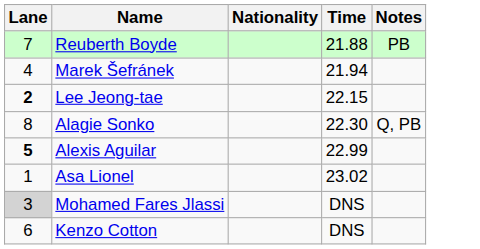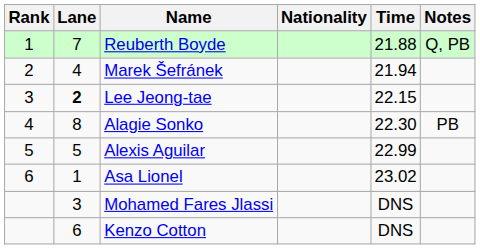+ column: (29, 17)
(399, 44) PB -> (448, 44) Q, PB
(399, 124) Q, PB -> (448, 124) PB
(28, 151) bold -> (77, 151) normal
(28, 204) lightgrey background -> (77, 204) no background
